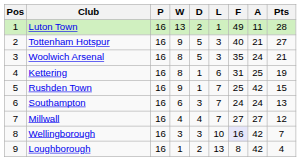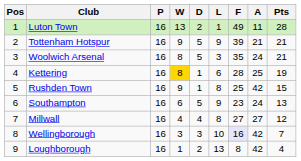(219, 42) 3 -> (219, 42) 9
(238, 42) 40 -> (238, 42) 39
(282, 42) 27 -> (282, 42) 21
(180, 73) no background -> (180, 73) gold background
(238, 73) 31 -> (238, 73) 28
(219, 88) 7 -> (219, 88) 8
(199, 103) 3 -> (199, 103) 5
(219, 103) 7 -> (219, 103) 9
(238, 103) 24 -> (238, 103) 23
(219, 118) 7 -> (219, 118) 8
